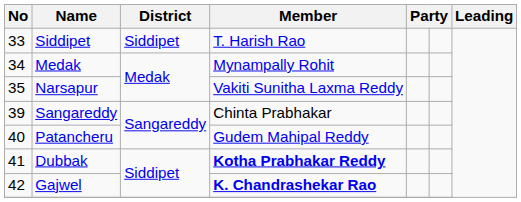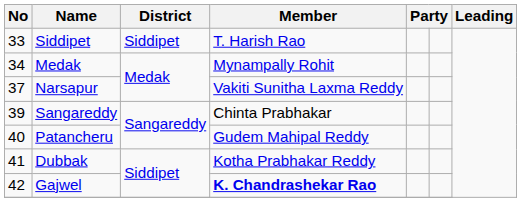(16, 88) 35 -> (16, 88) 37
(299, 161) bold -> (294, 161) normal
